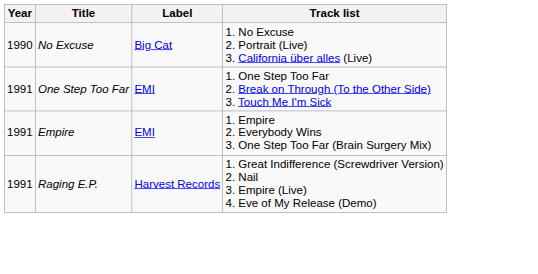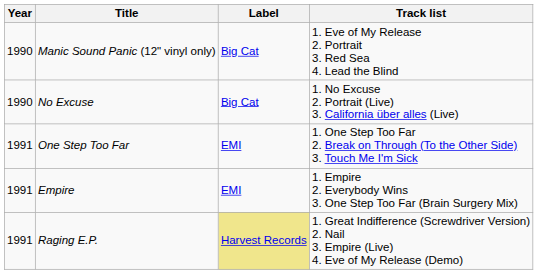+ row: (127, 51)
(177, 183) no background -> (264, 241) khaki background
